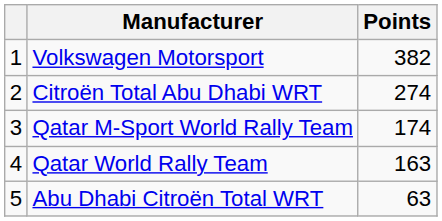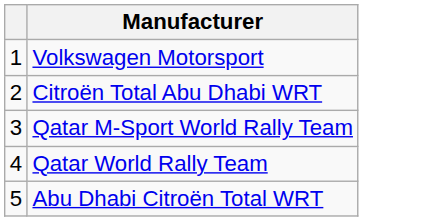- column: (397, 22)
